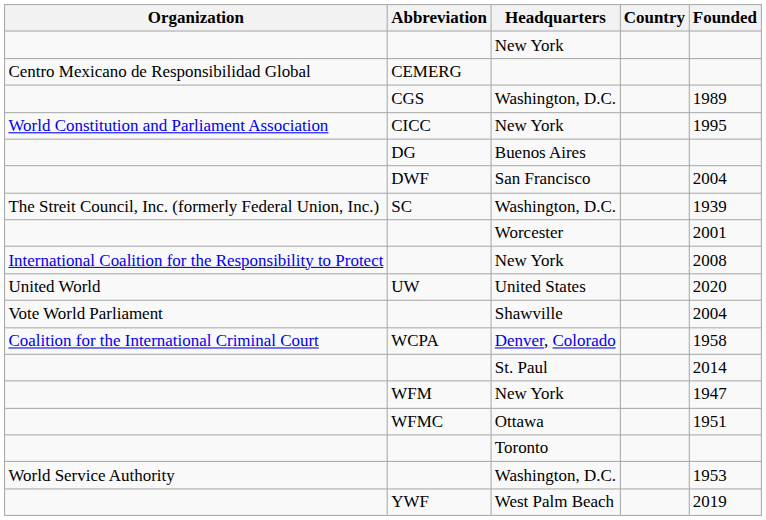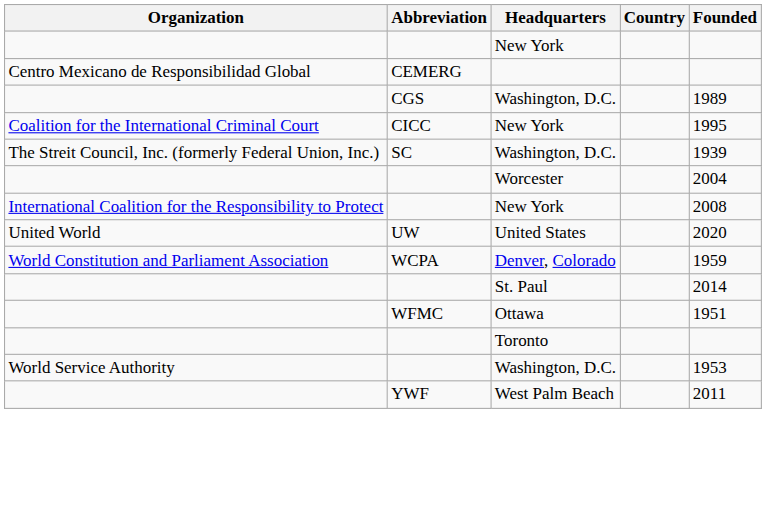(168, 125) World Constitution and Parliament Association -> (164, 125) Coalition for the International Criminal Court
- row: (403, 152)
- row: (410, 179)
(710, 233) 2001 -> (710, 179) 2004
- row: (439, 314)
(164, 340) Coalition for the International Criminal Court -> (168, 260) World Constitution and Parliament Association
(710, 340) 1958 -> (710, 260) 1959
- row: (411, 394)
(710, 502) 2019 -> (709, 394) 2011
